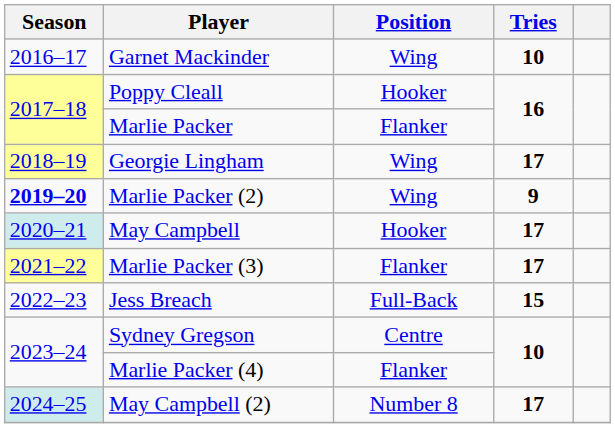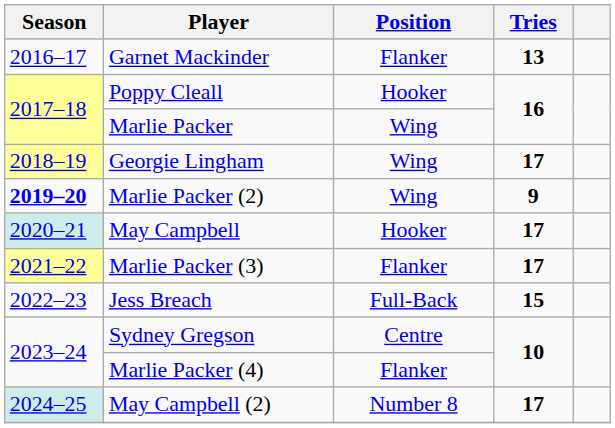(414, 56) Wing -> (414, 56) Flanker
(533, 56) 10 -> (533, 56) 13
(414, 126) Flanker -> (414, 126) Wing
